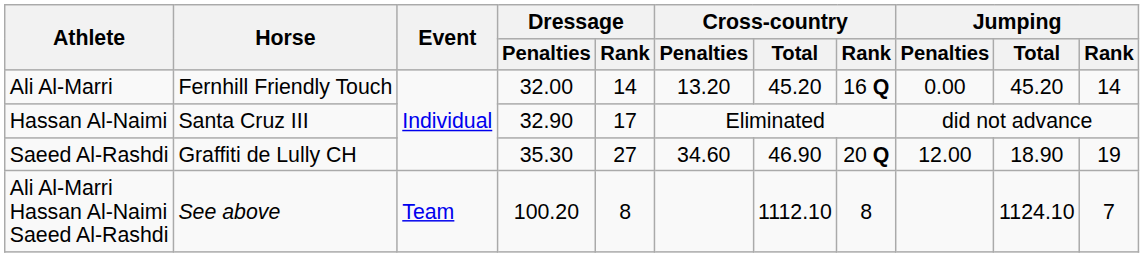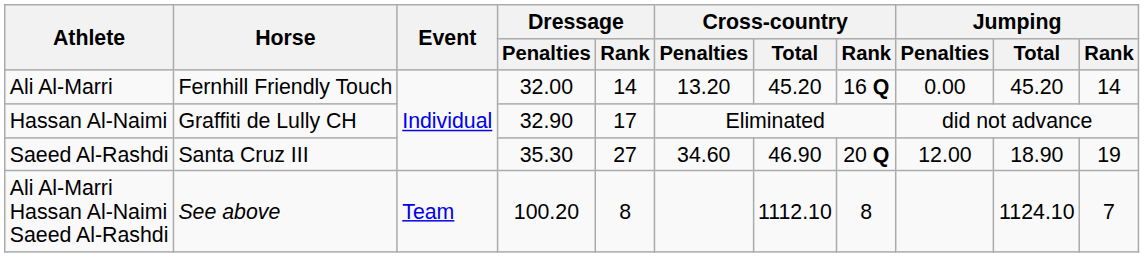(243, 121) Santa Cruz III -> (268, 121) Graffiti de Lully CH
(268, 155) Graffiti de Lully CH -> (243, 155) Santa Cruz III
